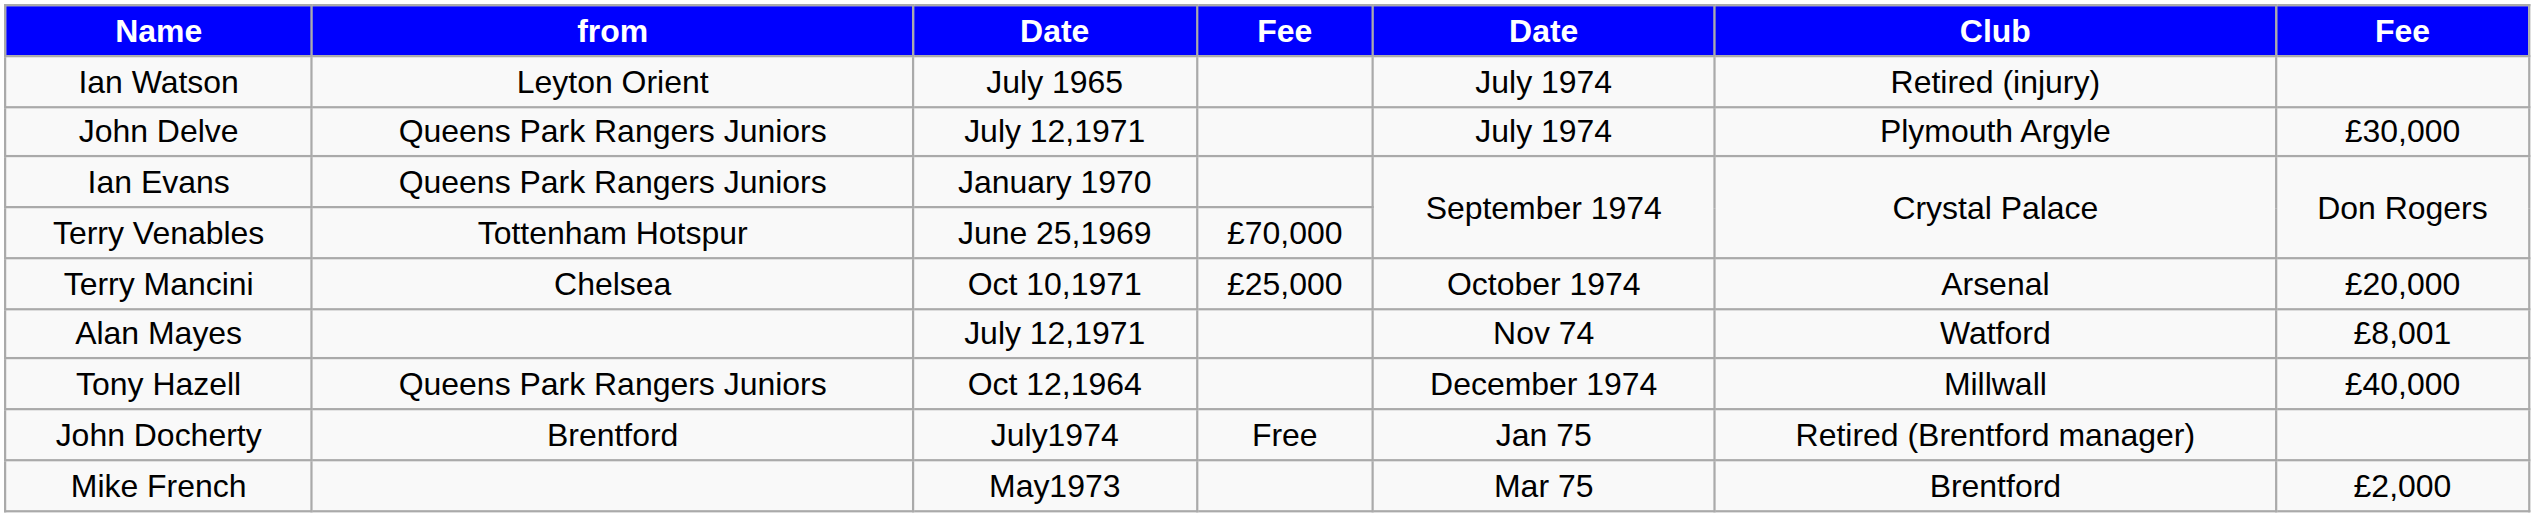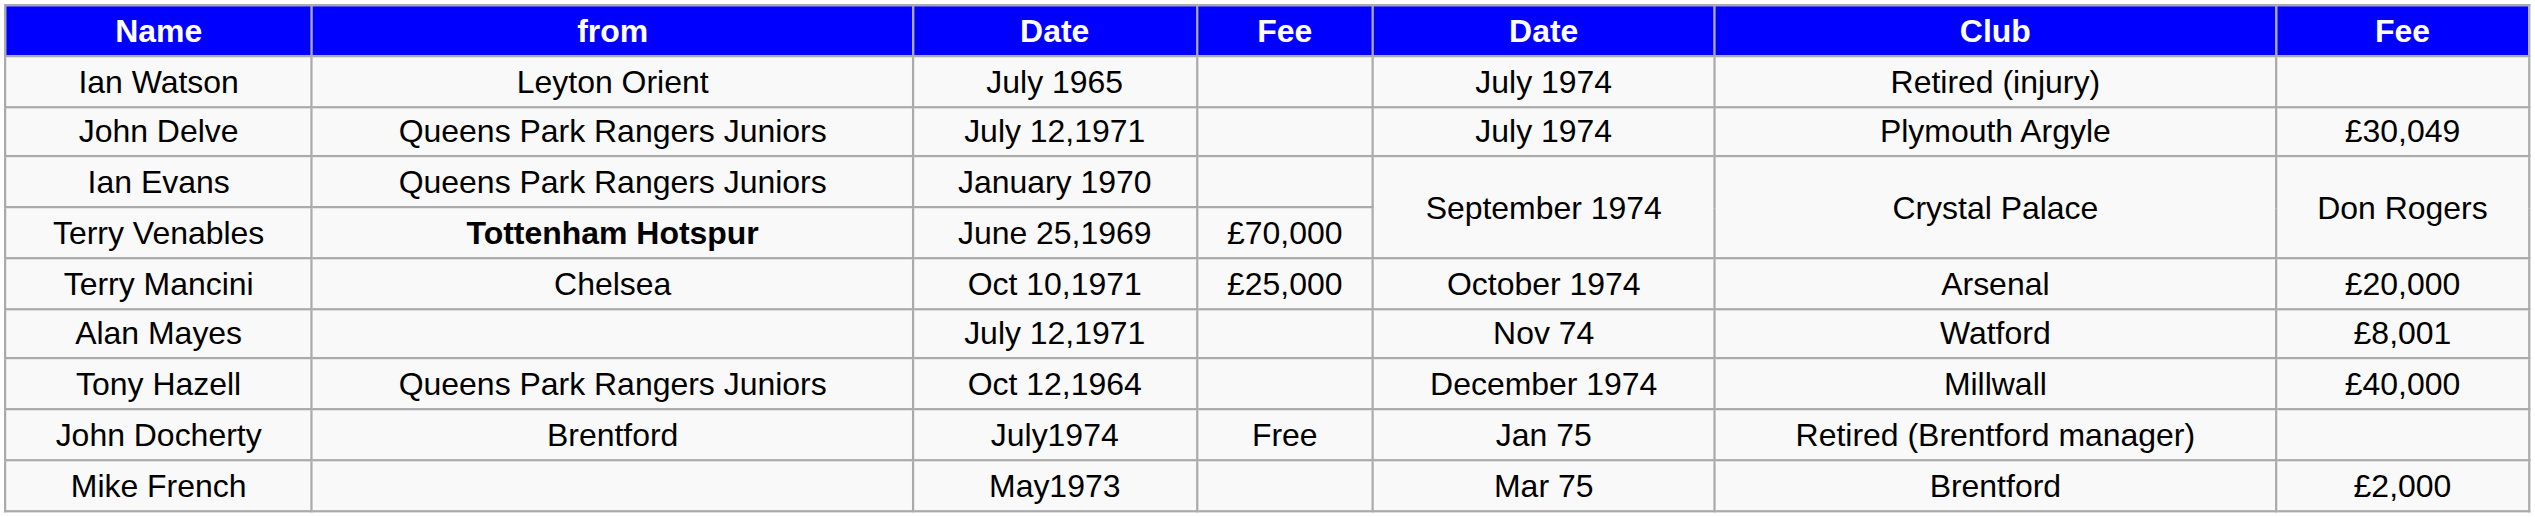(2402, 132) £30,000 -> (2402, 132) £30,049
(613, 233) normal -> (613, 233) bold
